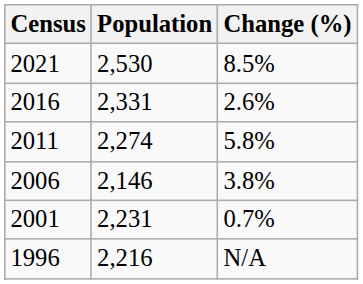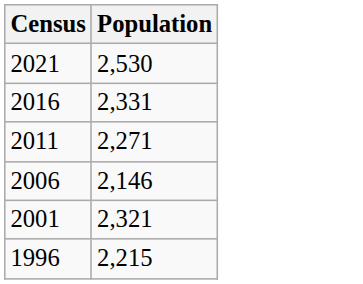- column: (287, 24)
(125, 141) 2,274 -> (125, 141) 2,271
(125, 219) 2,231 -> (125, 219) 2,321
(125, 258) 2,216 -> (125, 258) 2,215
